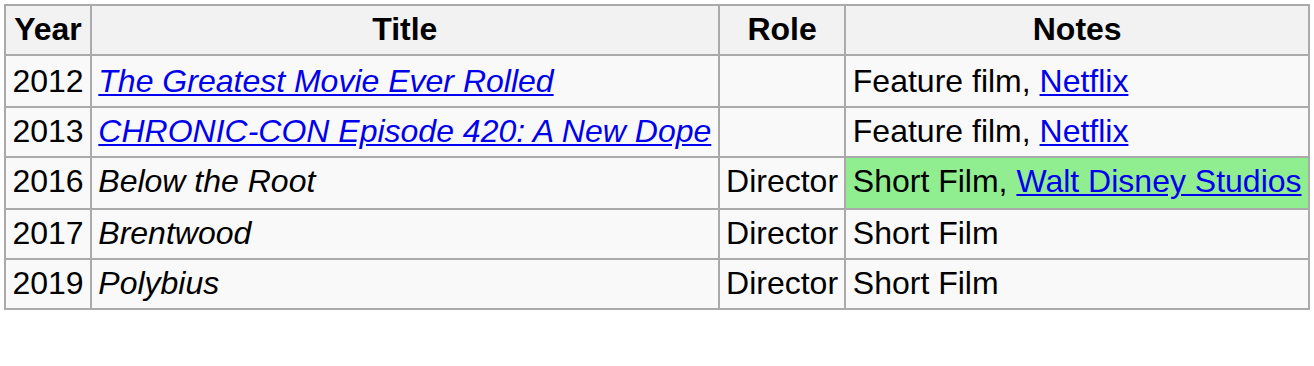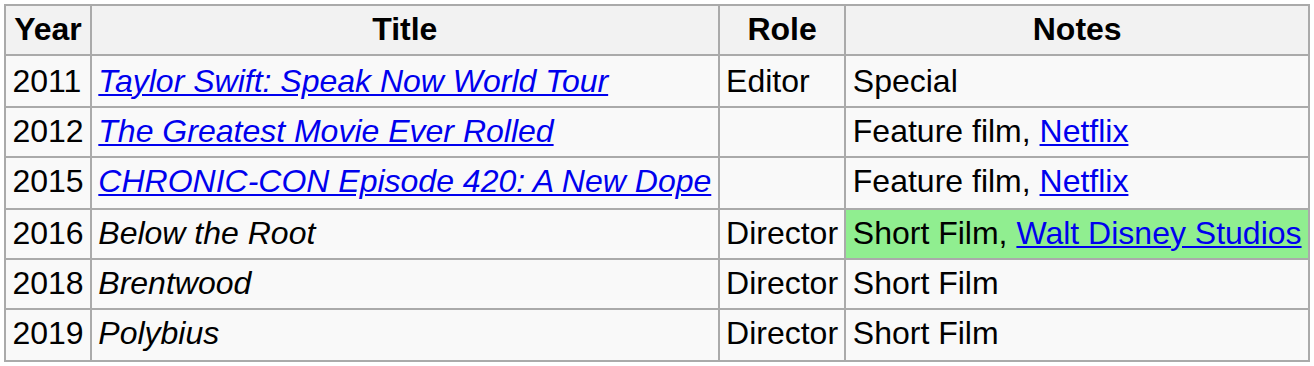+ row: (353, 80)
(48, 131) 2013 -> (48, 182) 2015
(48, 232) 2017 -> (48, 283) 2018
